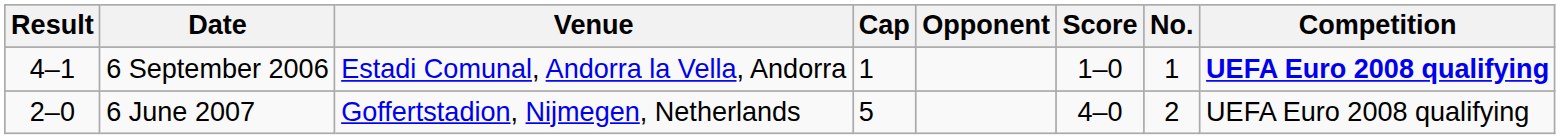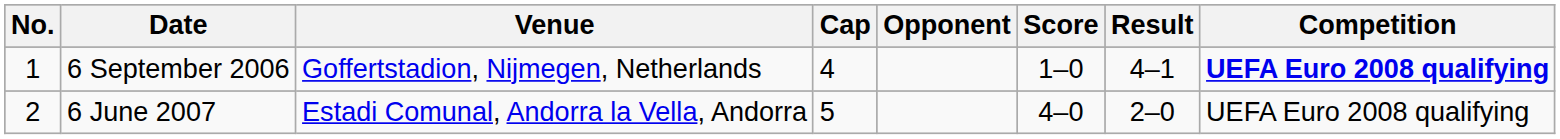columns swapped: (1172, 25) <-> (52, 25)
(594, 68) Estadi Comunal, Andorra la Vella, Andorra -> (532, 68) Goffertstadion, Nijmegen, Netherlands
(866, 68) 1 -> (827, 68) 4
(571, 111) Goffertstadion, Nijmegen, Netherlands -> (555, 111) Estadi Comunal, Andorra la Vella, Andorra
